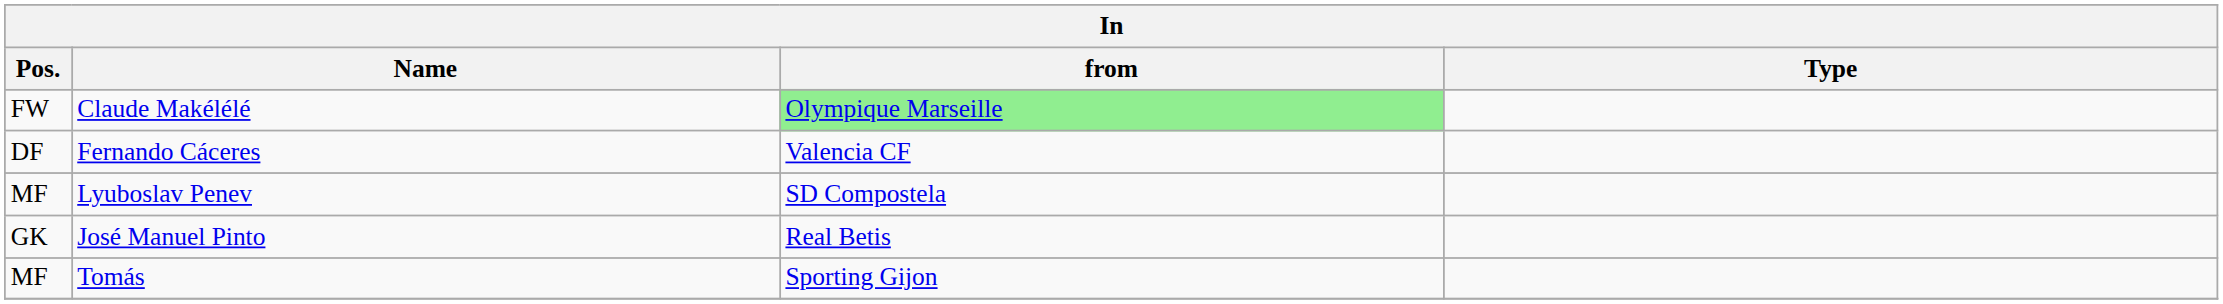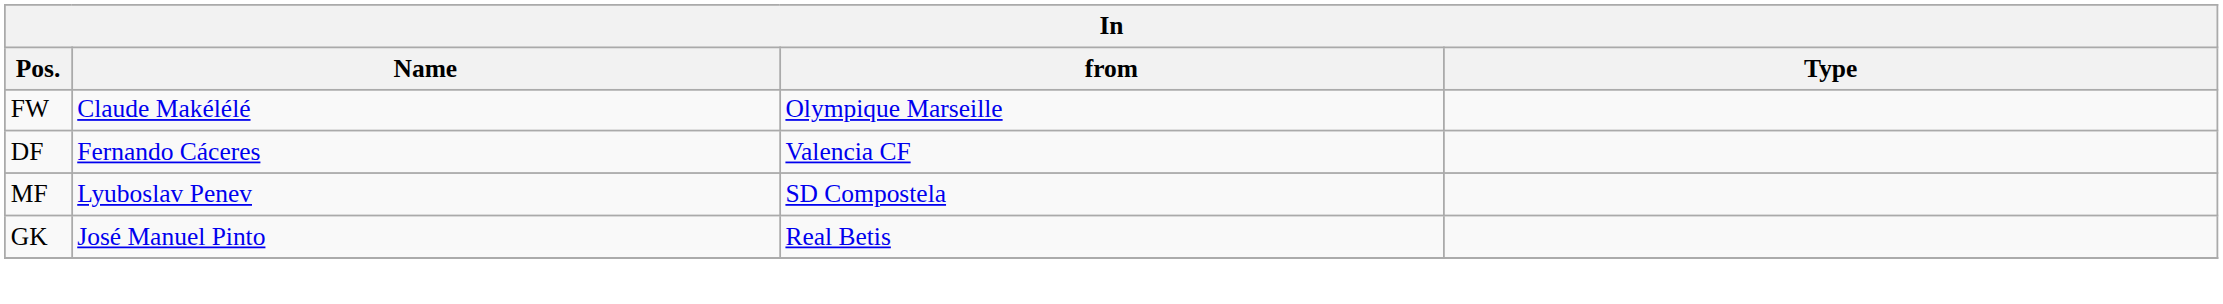(894, 109) lightgreen background -> (894, 109) no background
- row: (111, 278)
